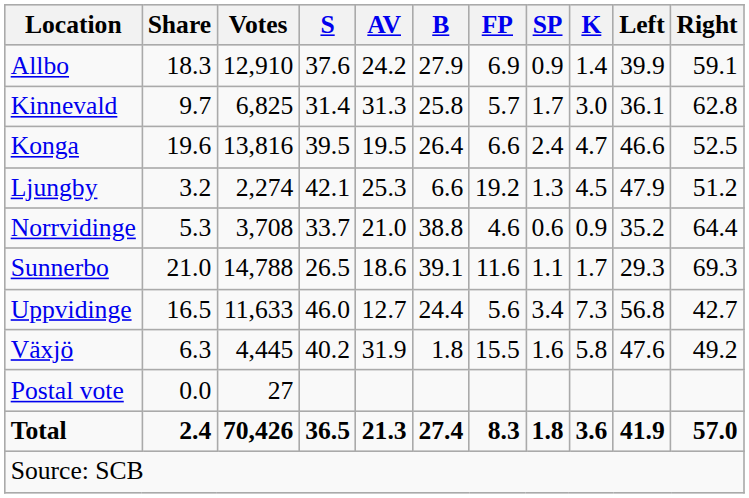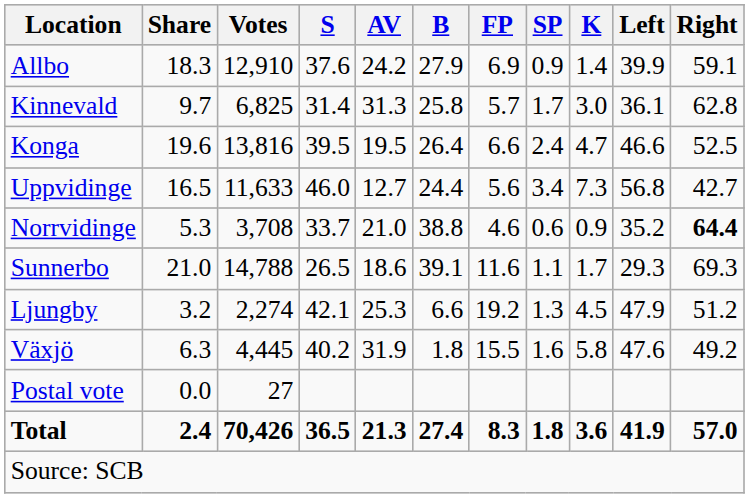rows swapped: (54, 187) <-> (71, 308)
(715, 227) normal -> (715, 227) bold
